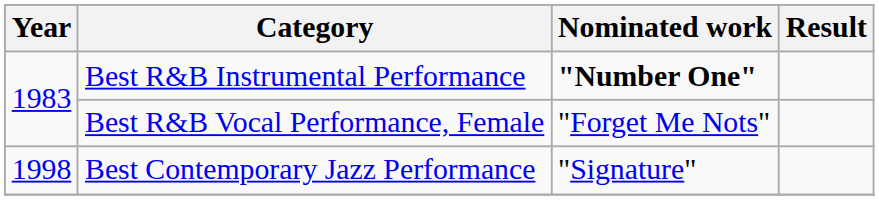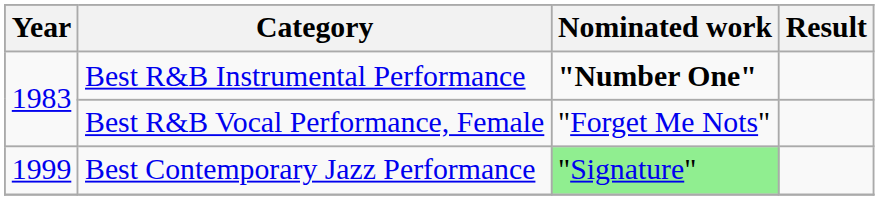(42, 169) 1998 -> (42, 169) 1999
(627, 169) no background -> (627, 169) lightgreen background
